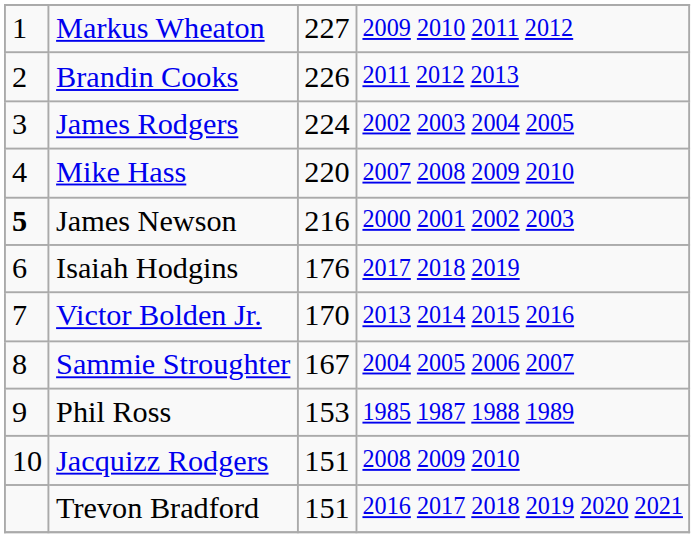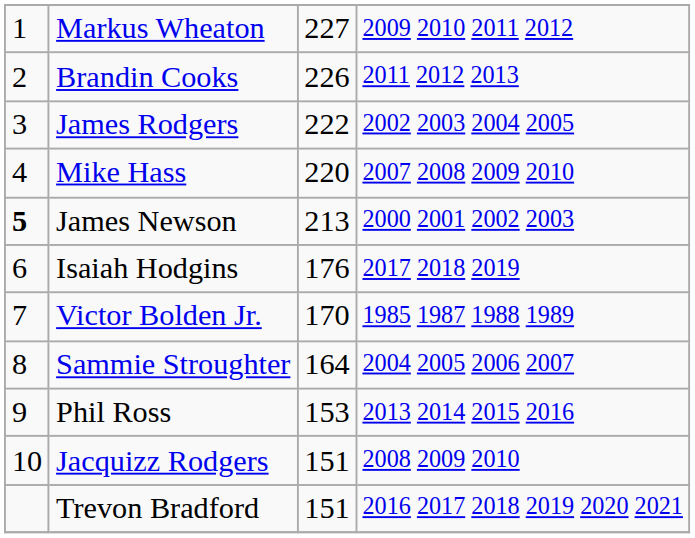(327, 124) 224 -> (327, 124) 222
(327, 220) 216 -> (327, 220) 213
(468, 316) 2013 2014 2015 2016 -> (468, 316) 1985 1987 1988 1989
(327, 364) 167 -> (327, 364) 164
(468, 412) 1985 1987 1988 1989 -> (468, 412) 2013 2014 2015 2016
